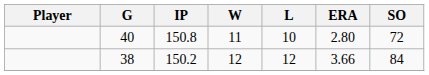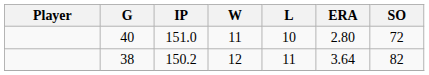(181, 37) 150.8 -> (181, 37) 151.0
(289, 59) 12 -> (289, 59) 11
(343, 59) 3.66 -> (343, 59) 3.64
(397, 59) 84 -> (397, 59) 82
